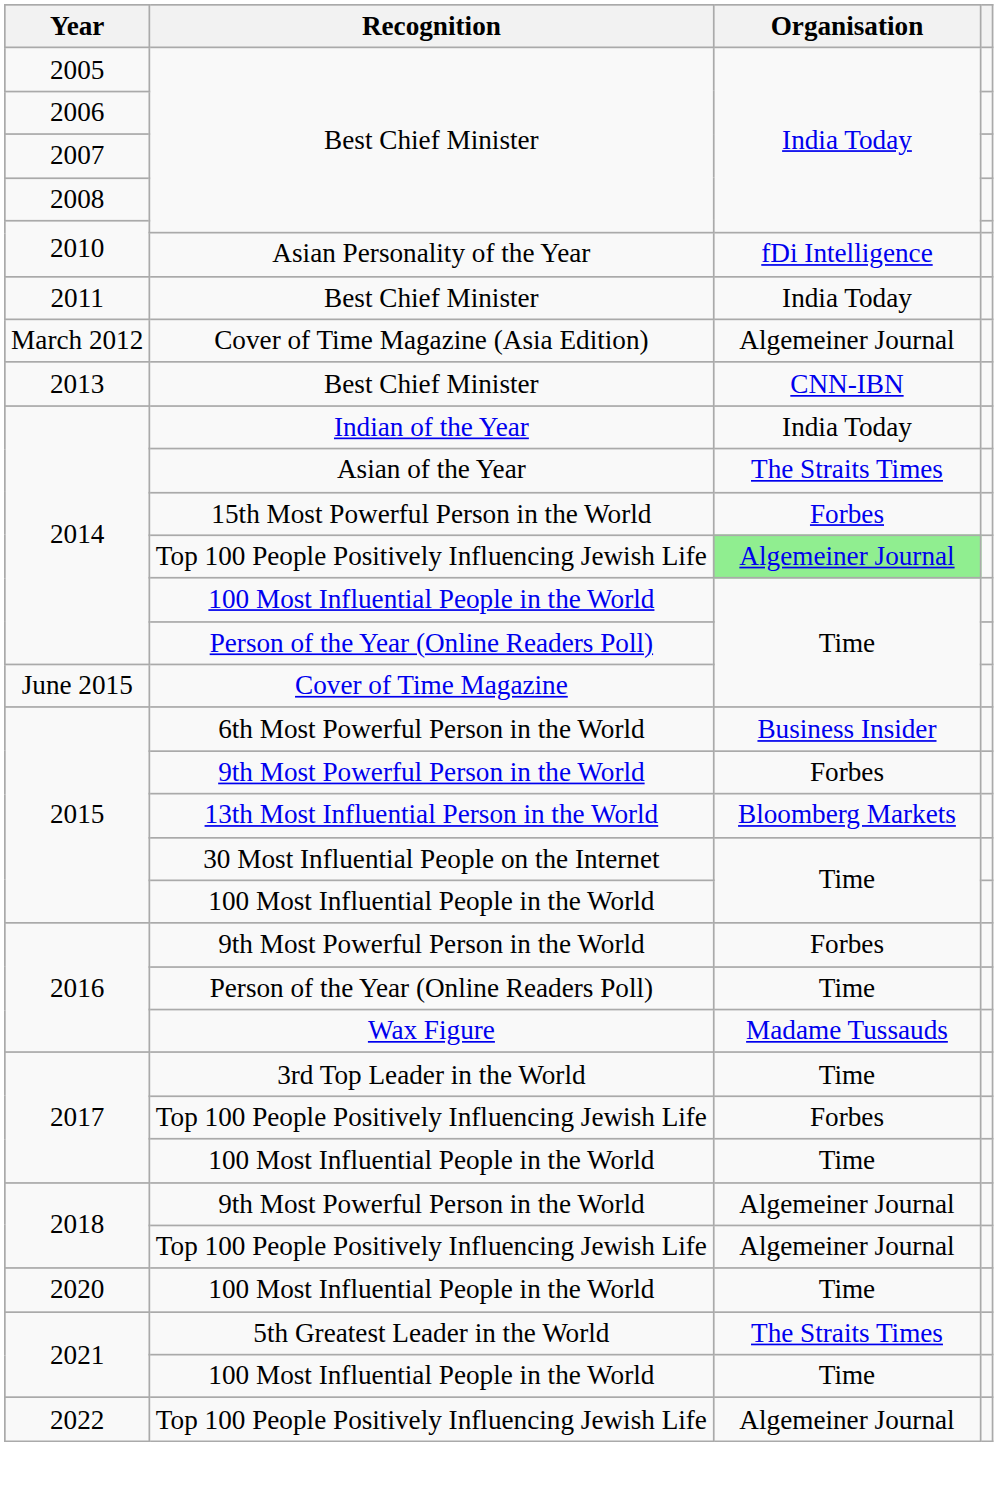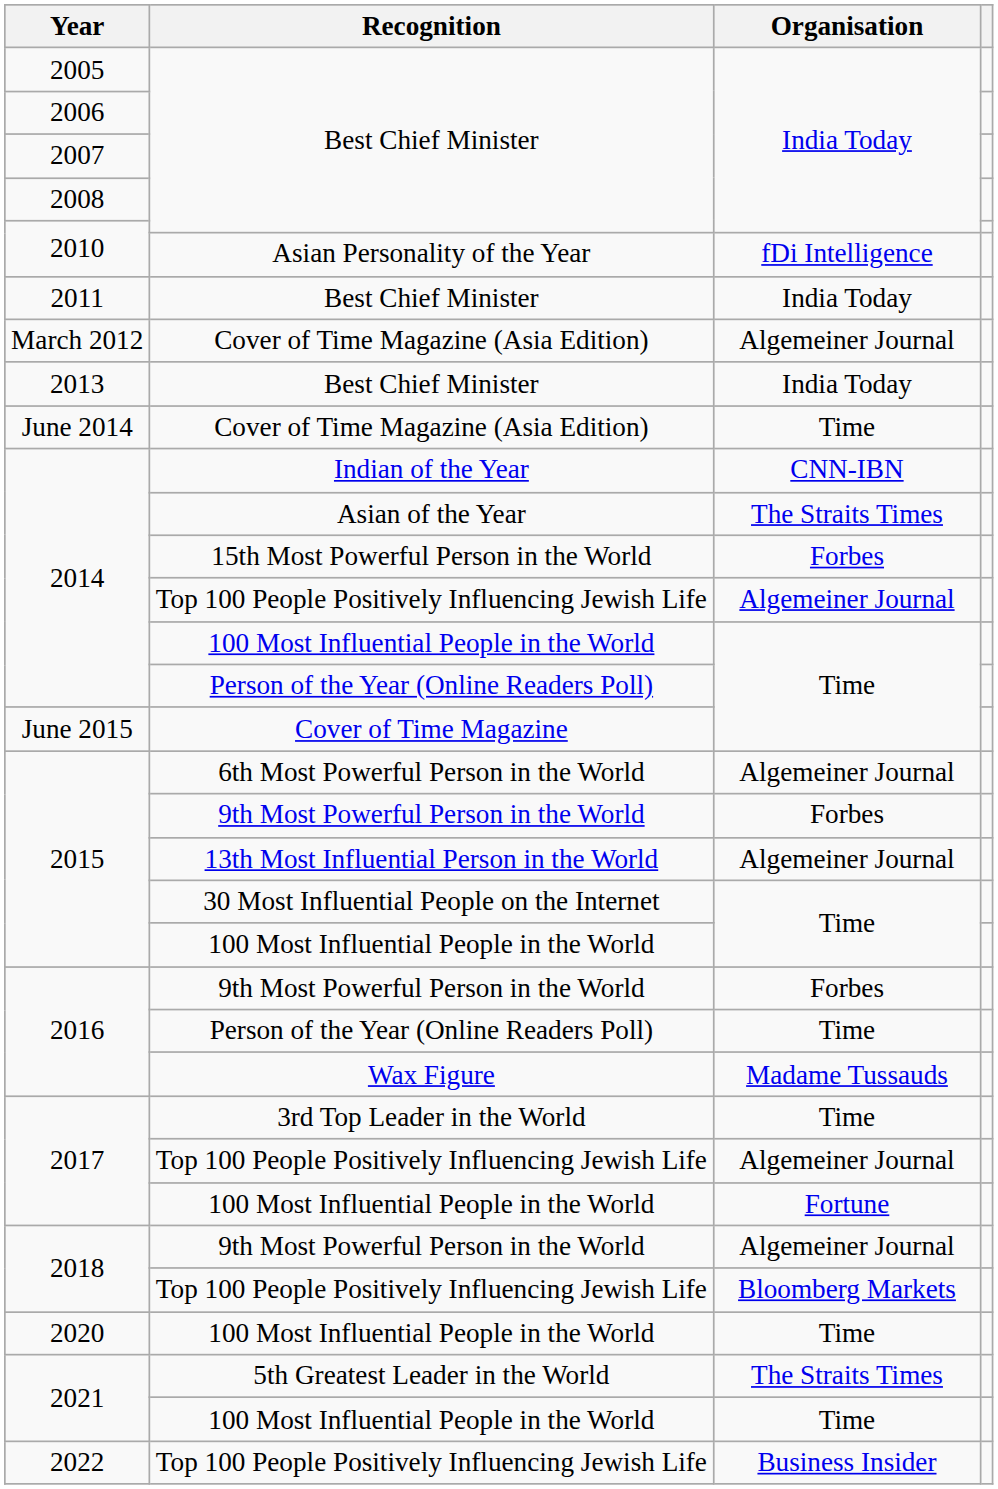(847, 383) CNN-IBN -> (847, 383) India Today
+ row: (77, 426)
(847, 426) India Today -> (847, 469) CNN-IBN
(847, 556) lightgreen background -> (847, 599) no background
(847, 728) Business Insider -> (847, 771) Algemeiner Journal
(847, 815) Bloomberg Markets -> (847, 858) Algemeiner Journal
(847, 1117) Forbes -> (847, 1160) Algemeiner Journal
(847, 1160) Time -> (847, 1203) Fortune
(847, 1246) Algemeiner Journal -> (847, 1289) Bloomberg Markets
(847, 1419) Algemeiner Journal -> (847, 1462) Business Insider
